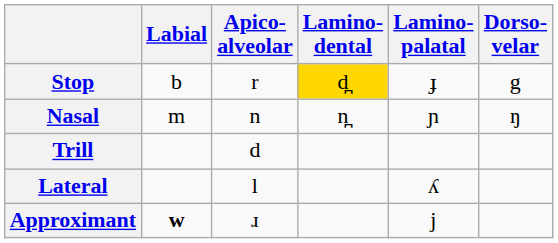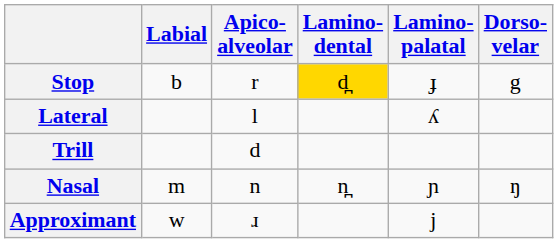rows swapped: (73, 116) <-> (73, 185)
(177, 220) bold -> (177, 220) normal
